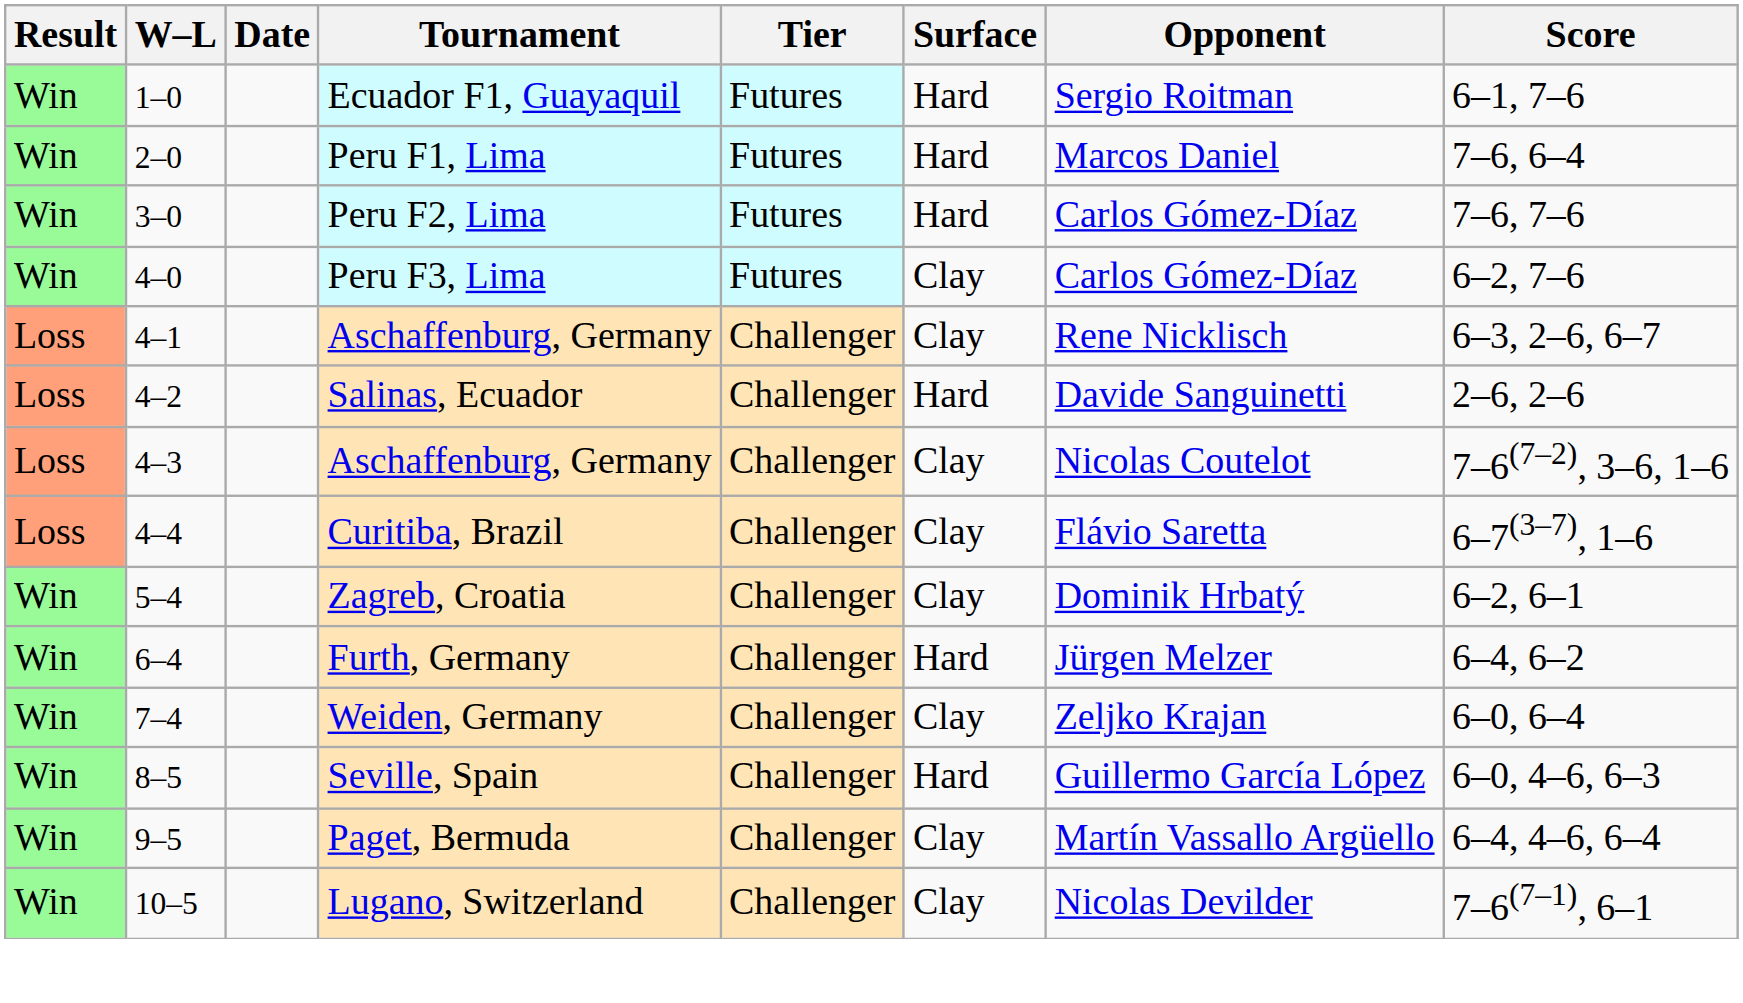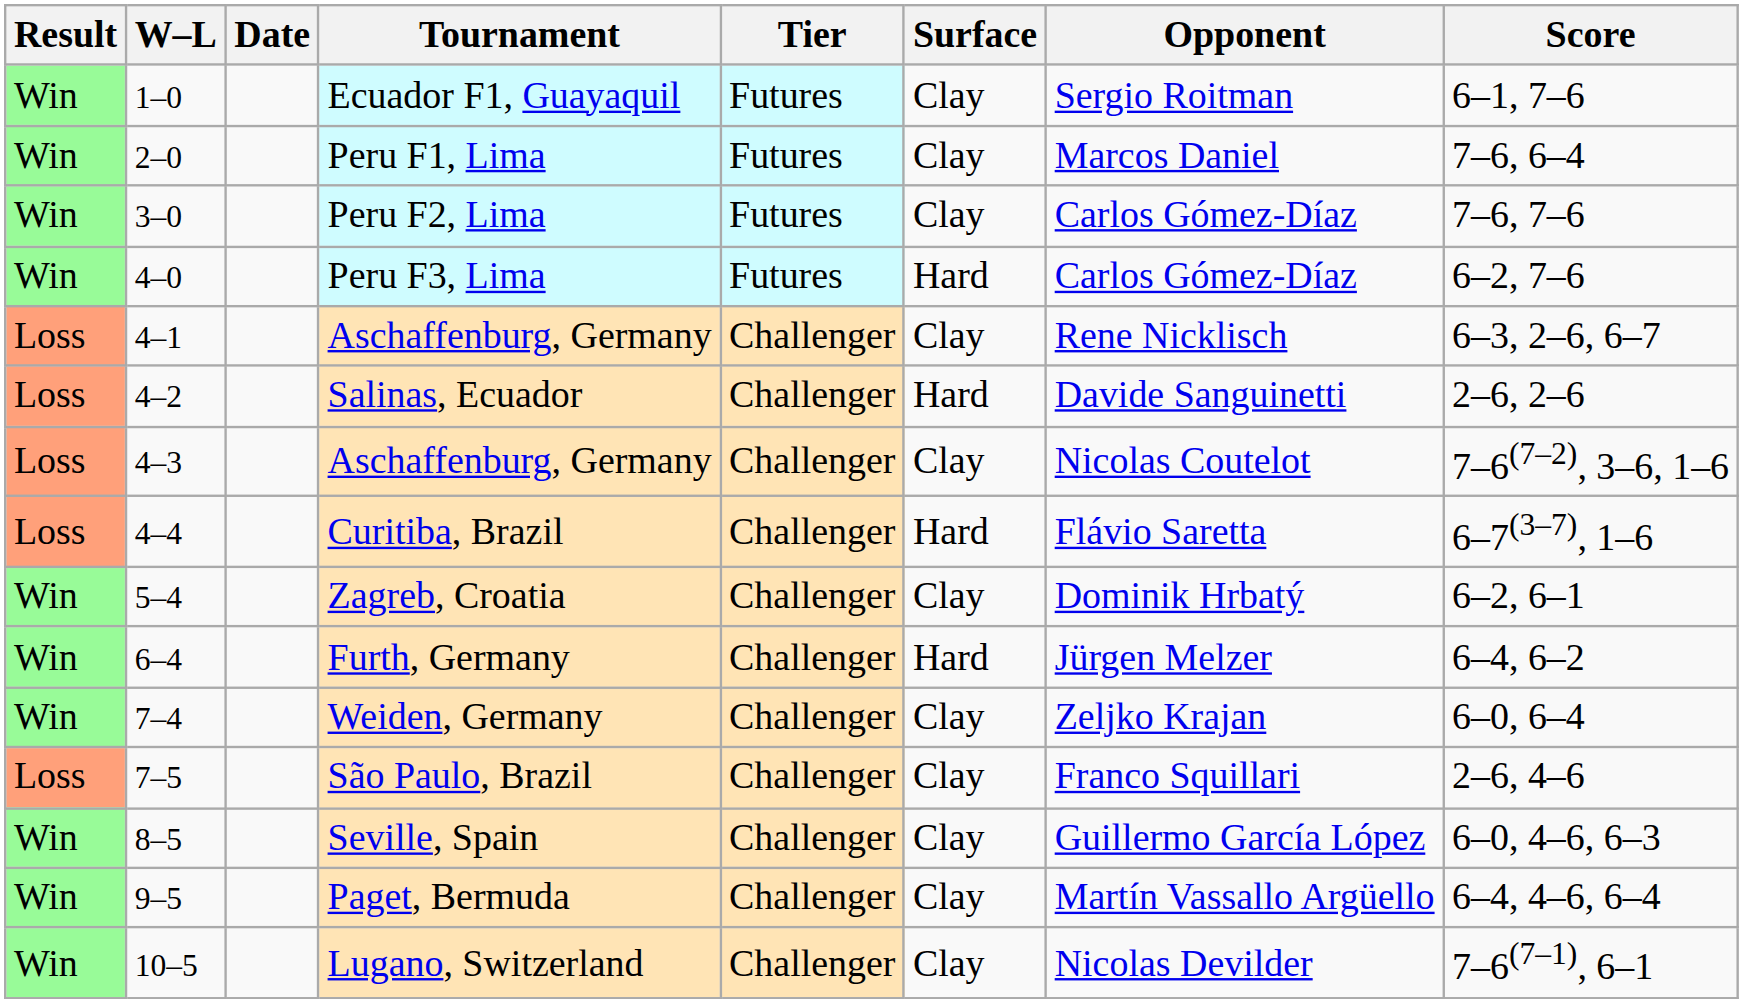(951, 94) Hard -> (949, 94) Clay
(951, 154) Hard -> (949, 154) Clay
(951, 214) Hard -> (949, 214) Clay
(949, 275) Clay -> (951, 275) Hard
(949, 531) Clay -> (951, 531) Hard
+ row: (158, 779)
(951, 776) Hard -> (949, 836) Clay
